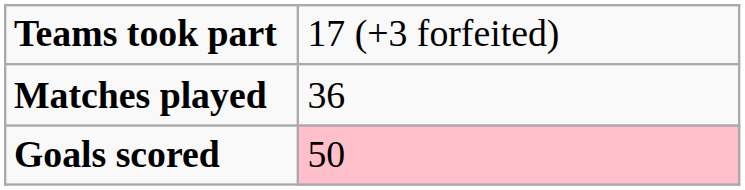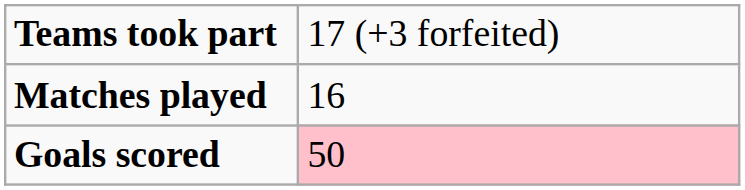(326, 94) 36 -> (326, 94) 16
